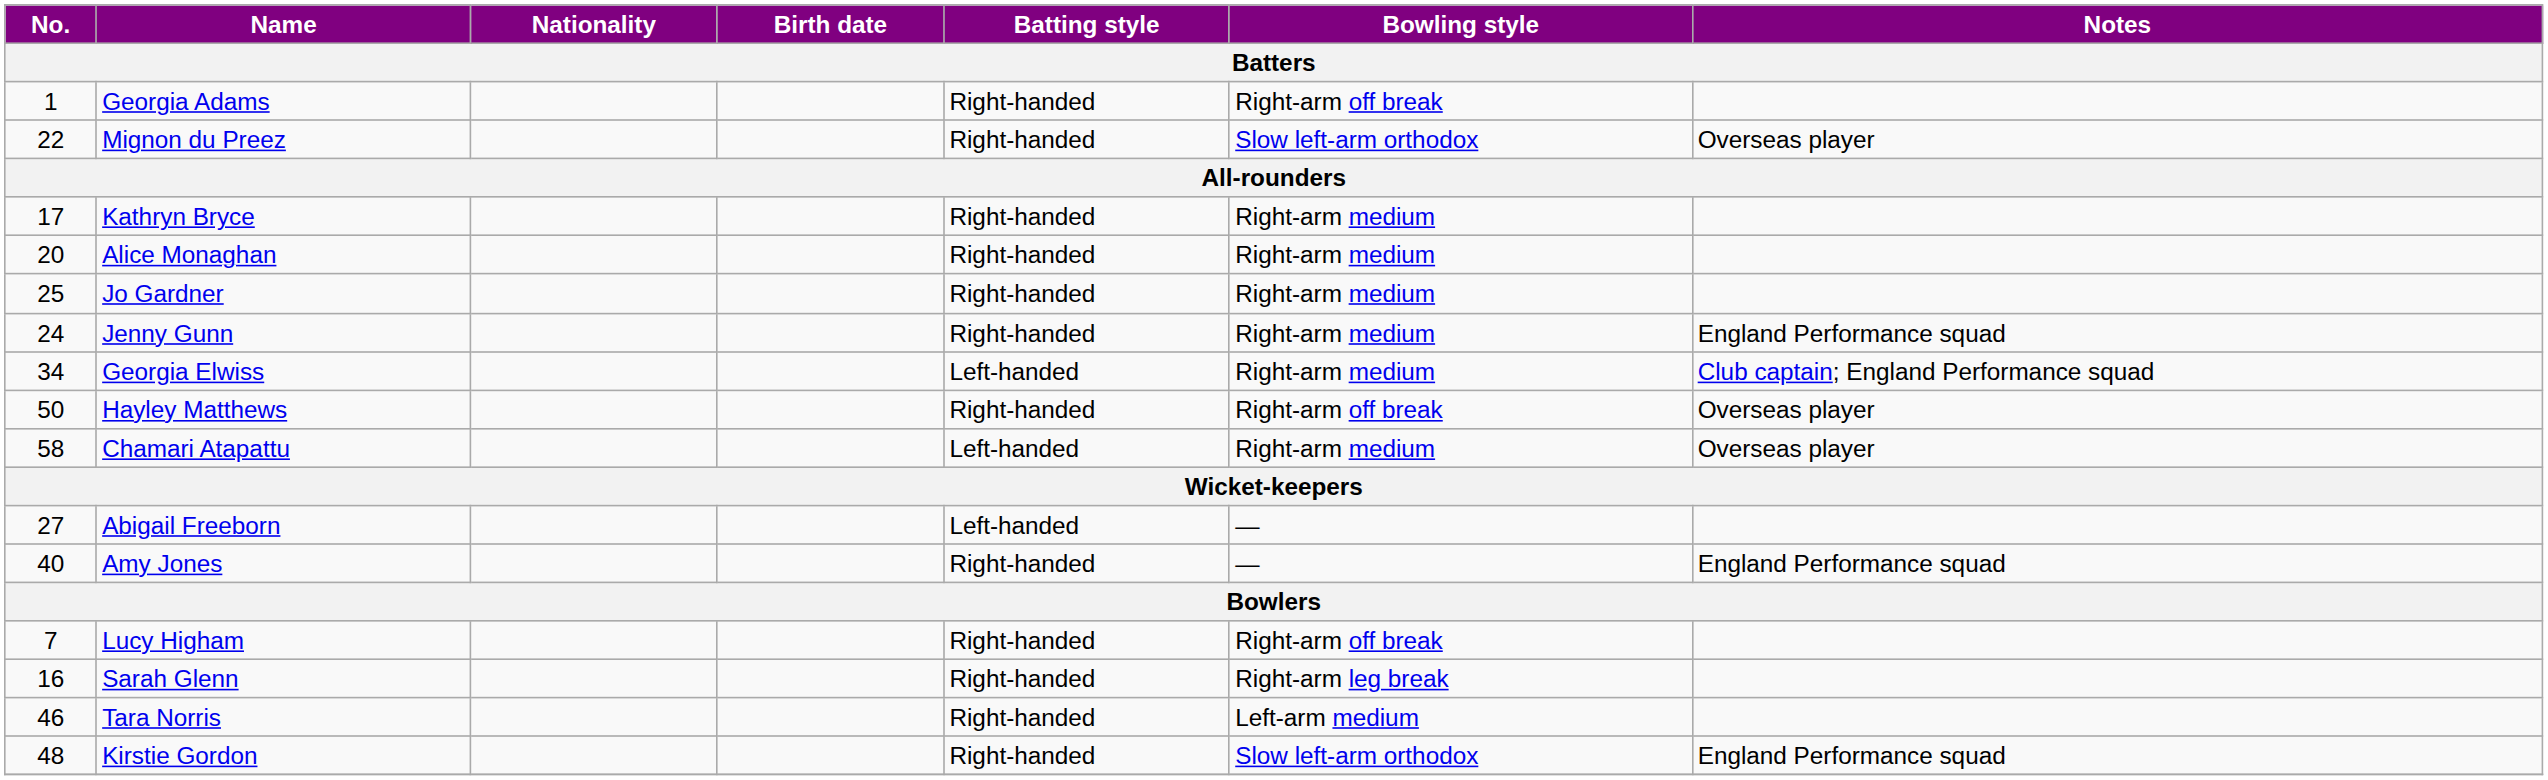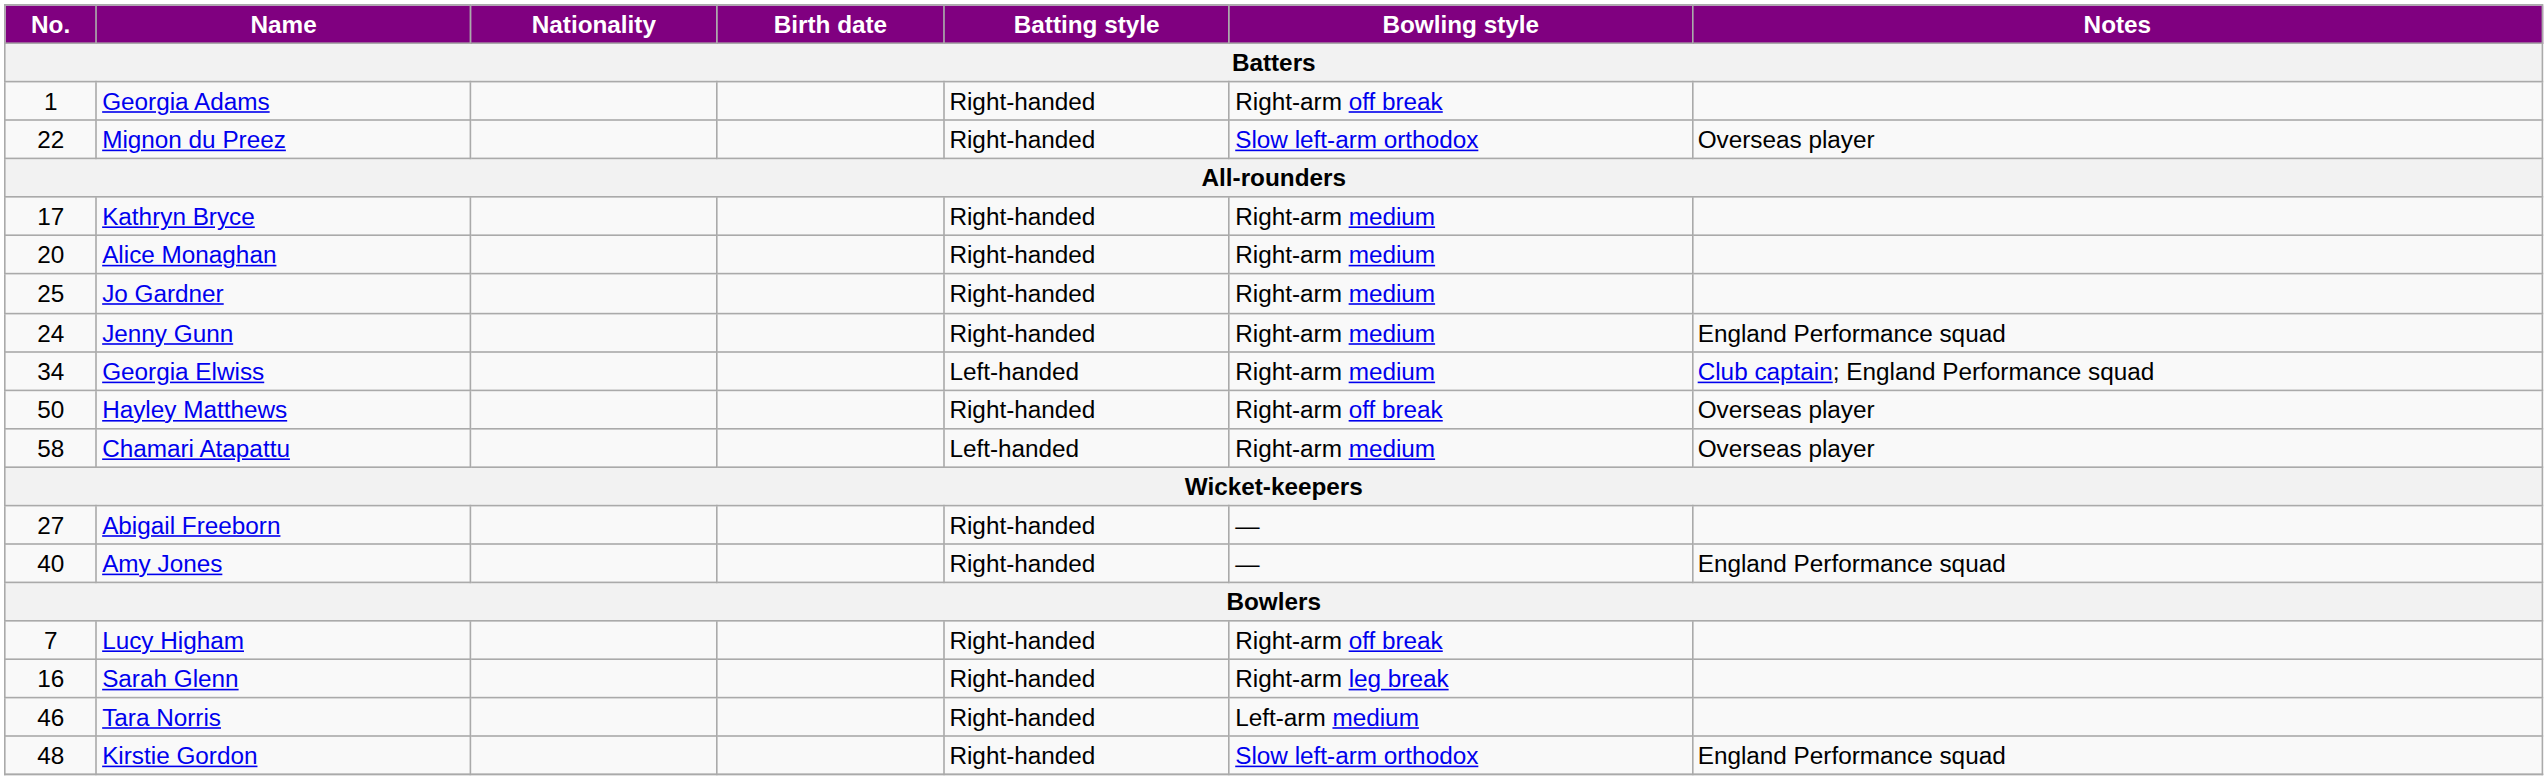(1014, 525) Left-handed -> (1022, 525) Right-handed
